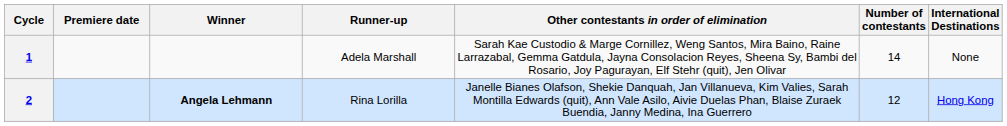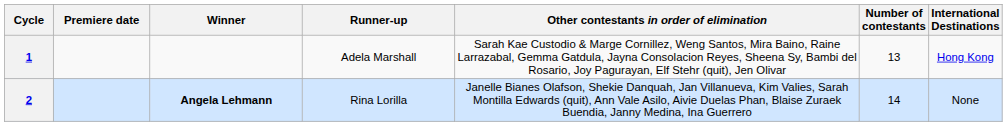(894, 57) 14 -> (894, 57) 13
(965, 57) None -> (965, 57) Hong Kong
(894, 100) 12 -> (894, 100) 14
(965, 100) Hong Kong -> (965, 100) None
